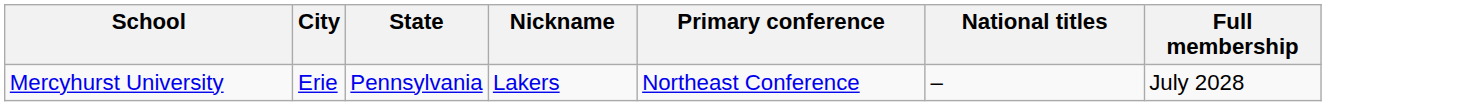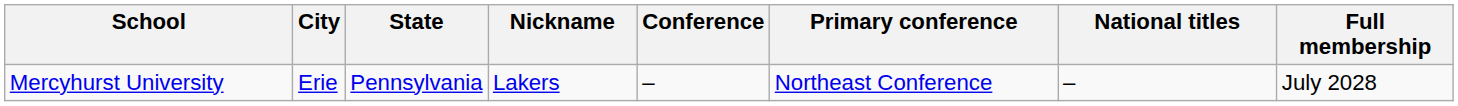+ column: (703, 22)
